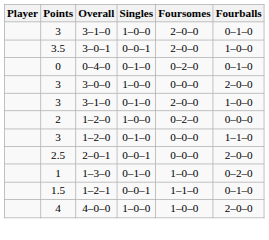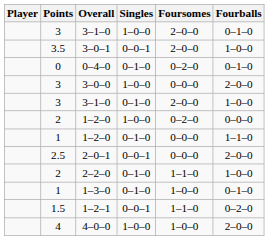(58, 137) 3 -> (58, 137) 1
+ row: (96, 173)
(239, 173) 0–2–0 -> (239, 191) 0–1–0
(239, 191) 0–1–0 -> (239, 208) 0–2–0
